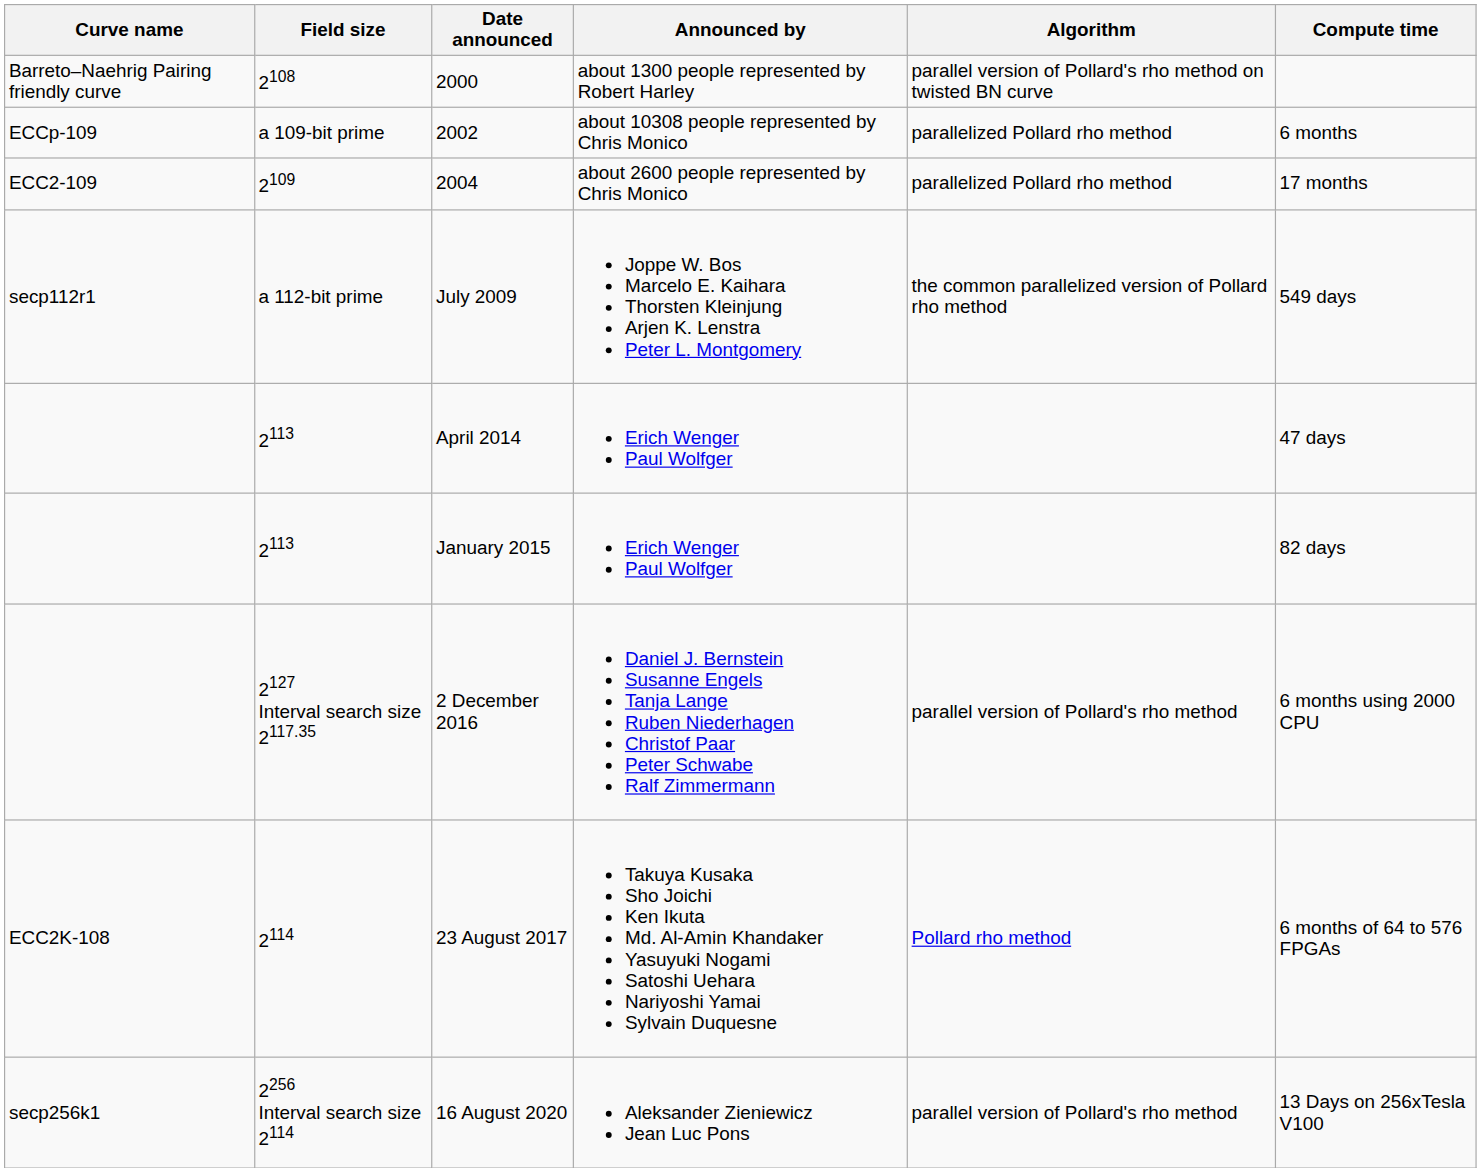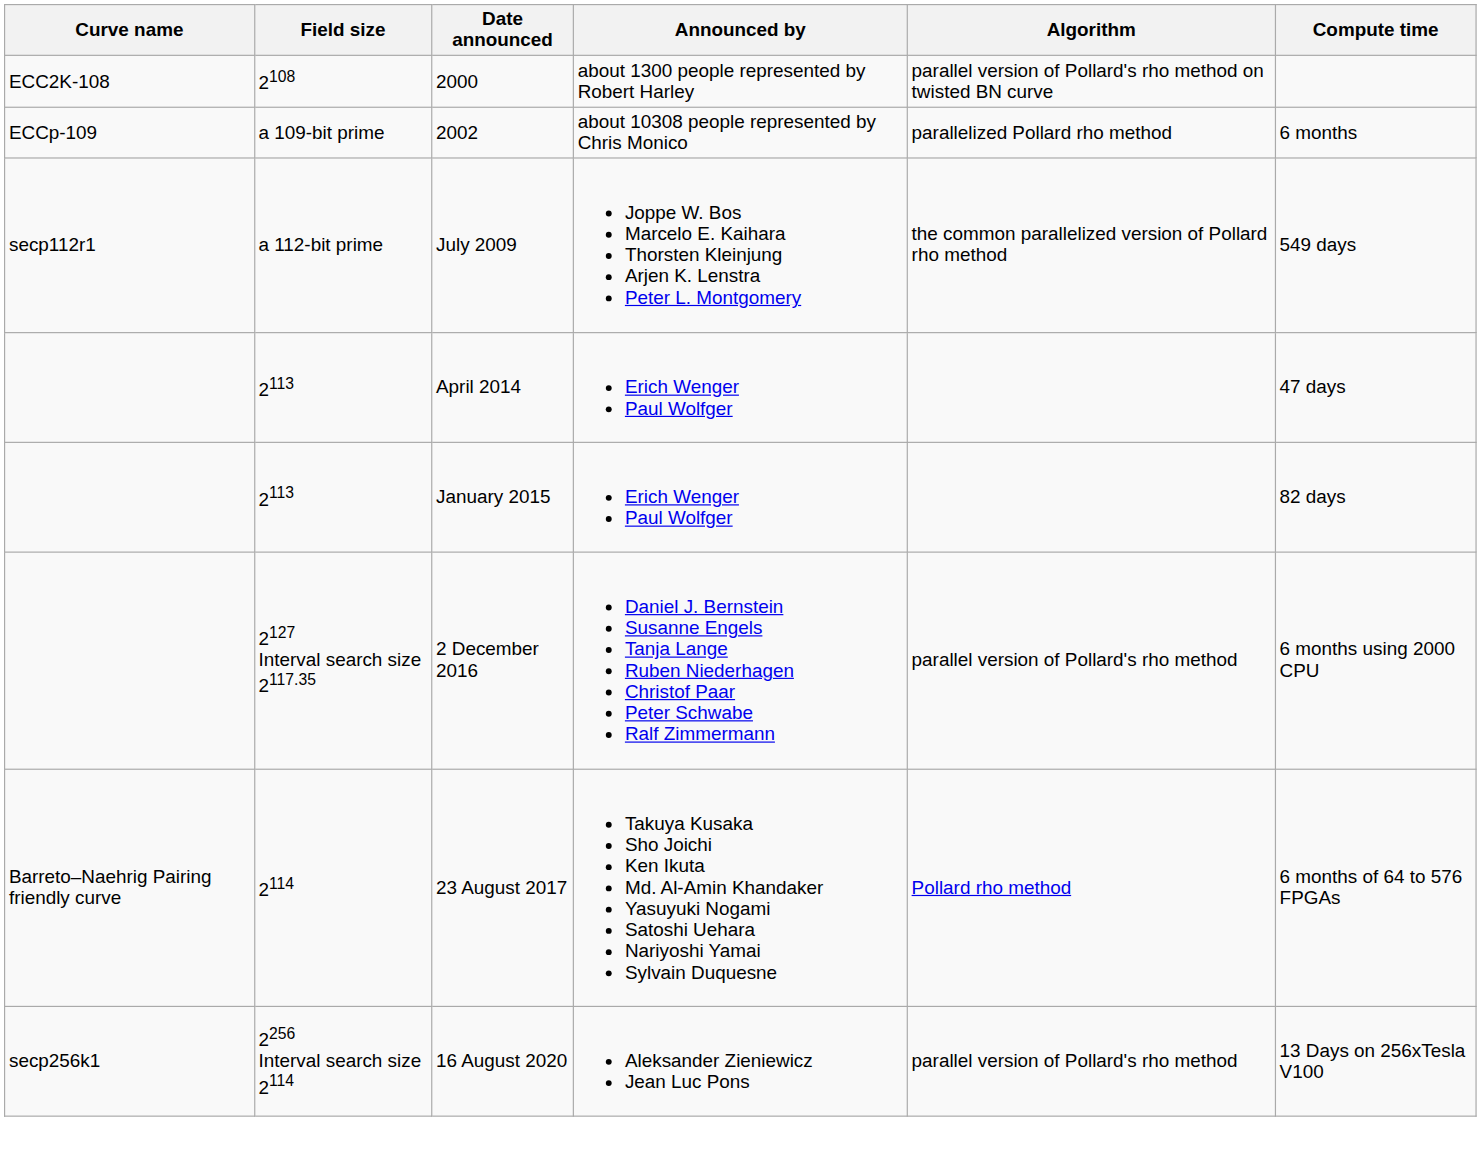(110, 81) Barreto–Naehrig Pairing friendly curve -> (59, 81) ECC2K-108
- row: (457, 183)
(59, 938) ECC2K-108 -> (110, 887) Barreto–Naehrig Pairing friendly curve
